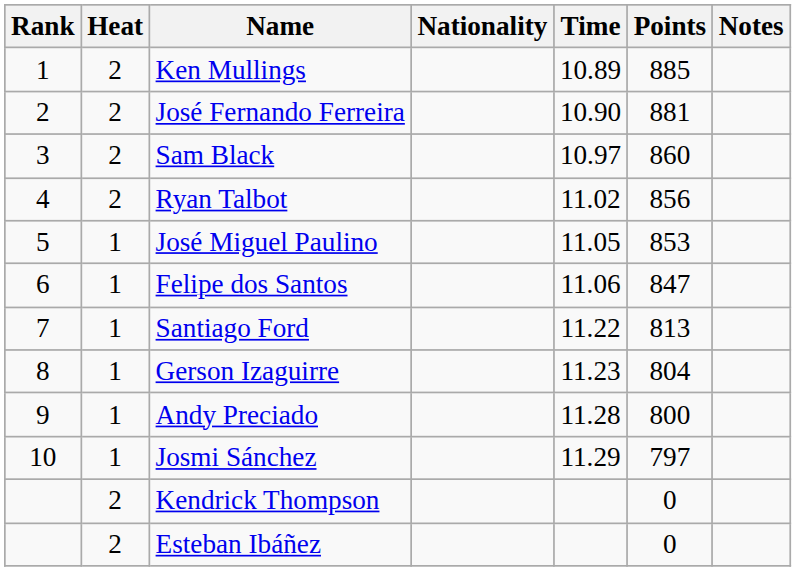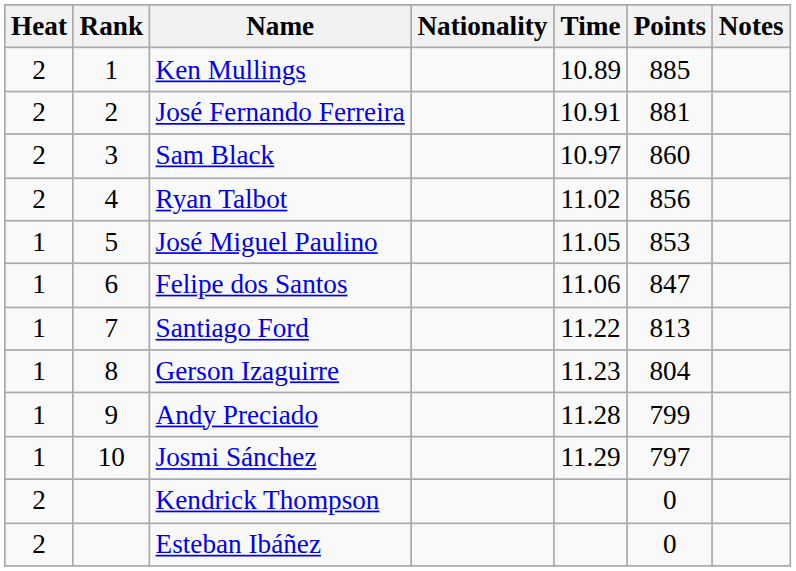columns swapped: (43, 26) <-> (115, 26)
(591, 112) 10.90 -> (591, 112) 10.91
(670, 414) 800 -> (670, 414) 799
